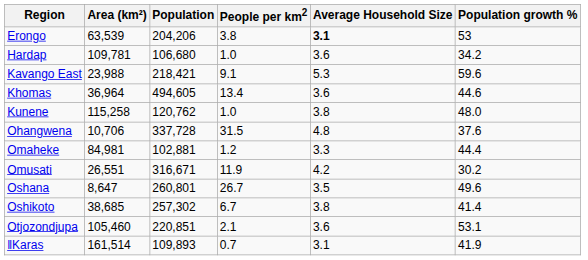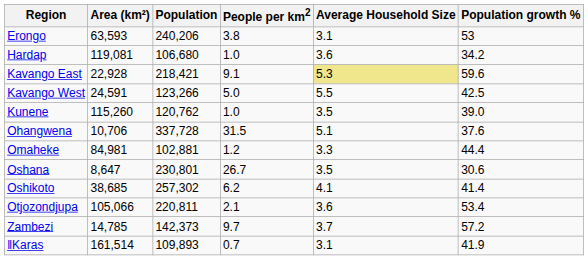(106, 36) 63,539 -> (109, 36) 63,593
(174, 36) 204,206 -> (177, 36) 240,206
(321, 36) bold -> (324, 36) normal
(109, 55) 109,781 -> (112, 55) 119,081
(106, 74) 23,988 -> (109, 74) 22,928
(321, 74) no background -> (324, 74) khaki background
+ row: (46, 93)
- row: (29, 93)
(109, 112) 115,258 -> (112, 112) 115,260
(321, 112) 3.8 -> (324, 112) 3.5
(470, 112) 48.0 -> (473, 112) 39.0
(321, 131) 4.8 -> (324, 131) 5.1
- row: (29, 169)
(174, 188) 260,801 -> (177, 169) 230,801
(470, 188) 49.6 -> (473, 169) 30.6
(228, 207) 6.7 -> (231, 188) 6.2
(321, 207) 3.8 -> (324, 188) 4.1
(109, 226) 105,460 -> (112, 207) 105,066
(174, 226) 220,851 -> (177, 207) 220,811
(470, 226) 53.1 -> (473, 207) 53.4
+ row: (30, 226)
